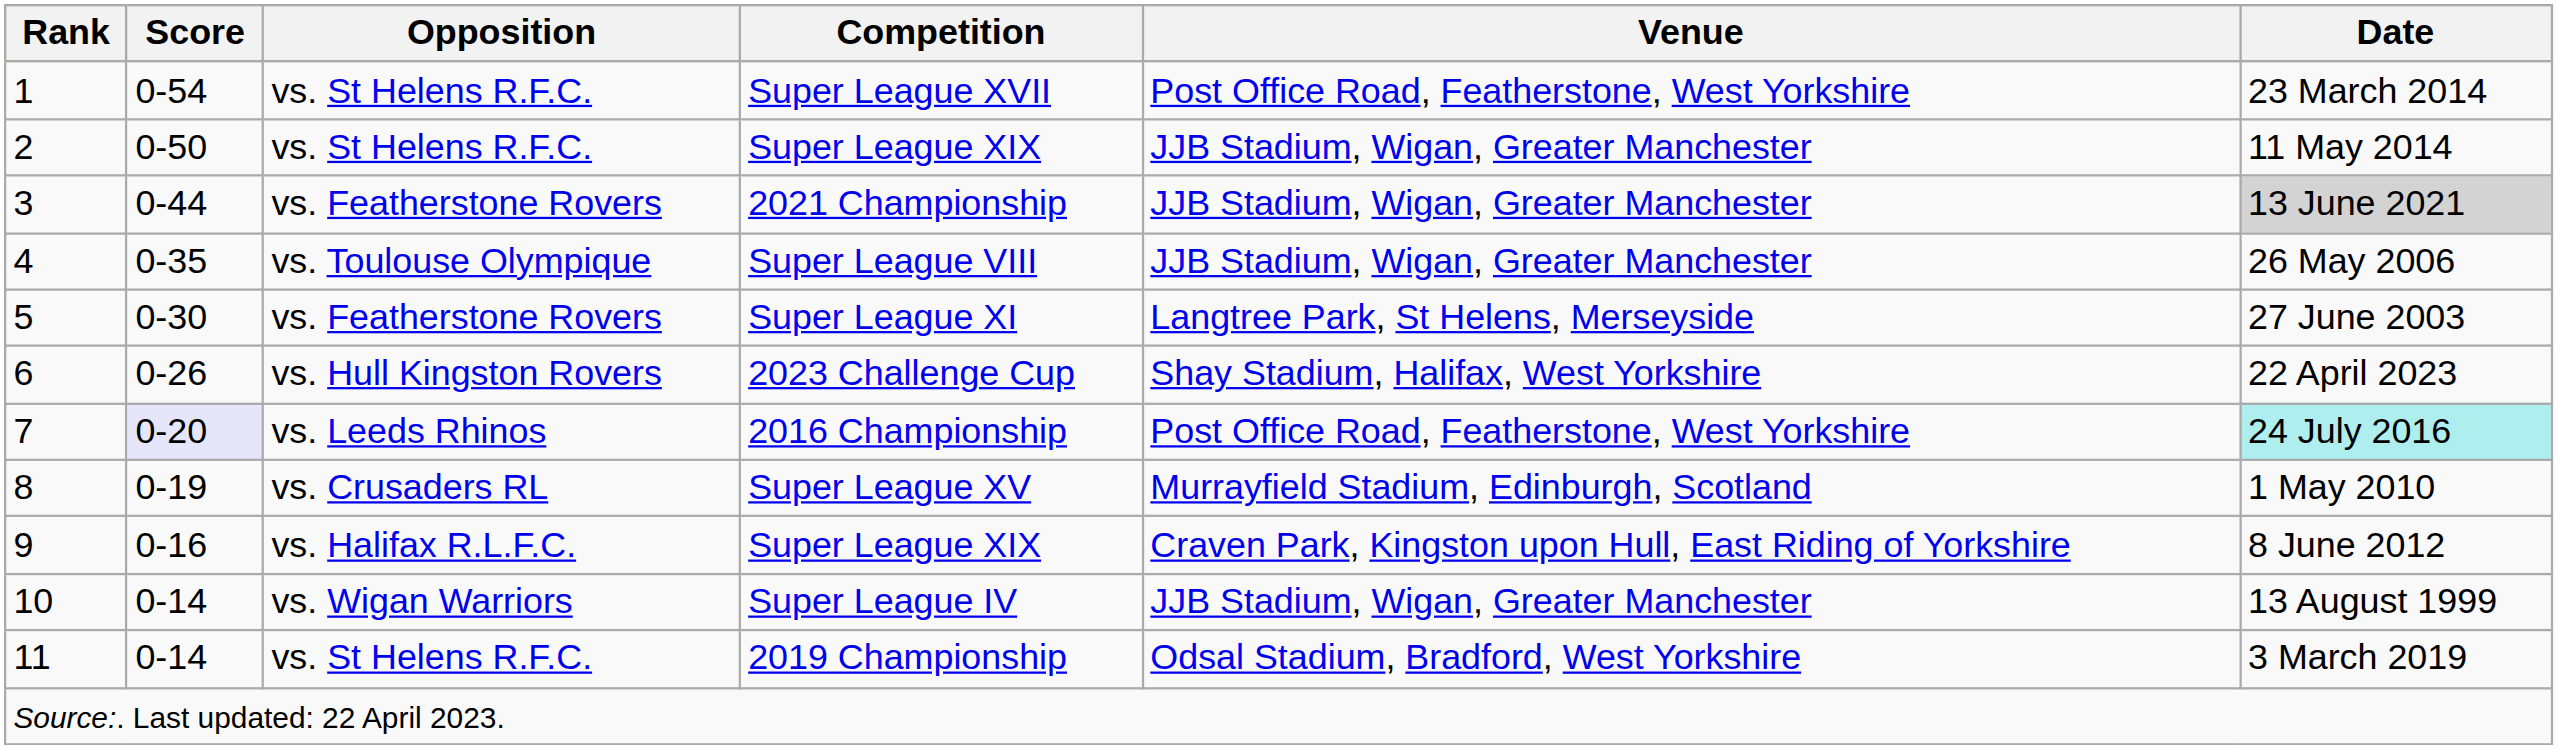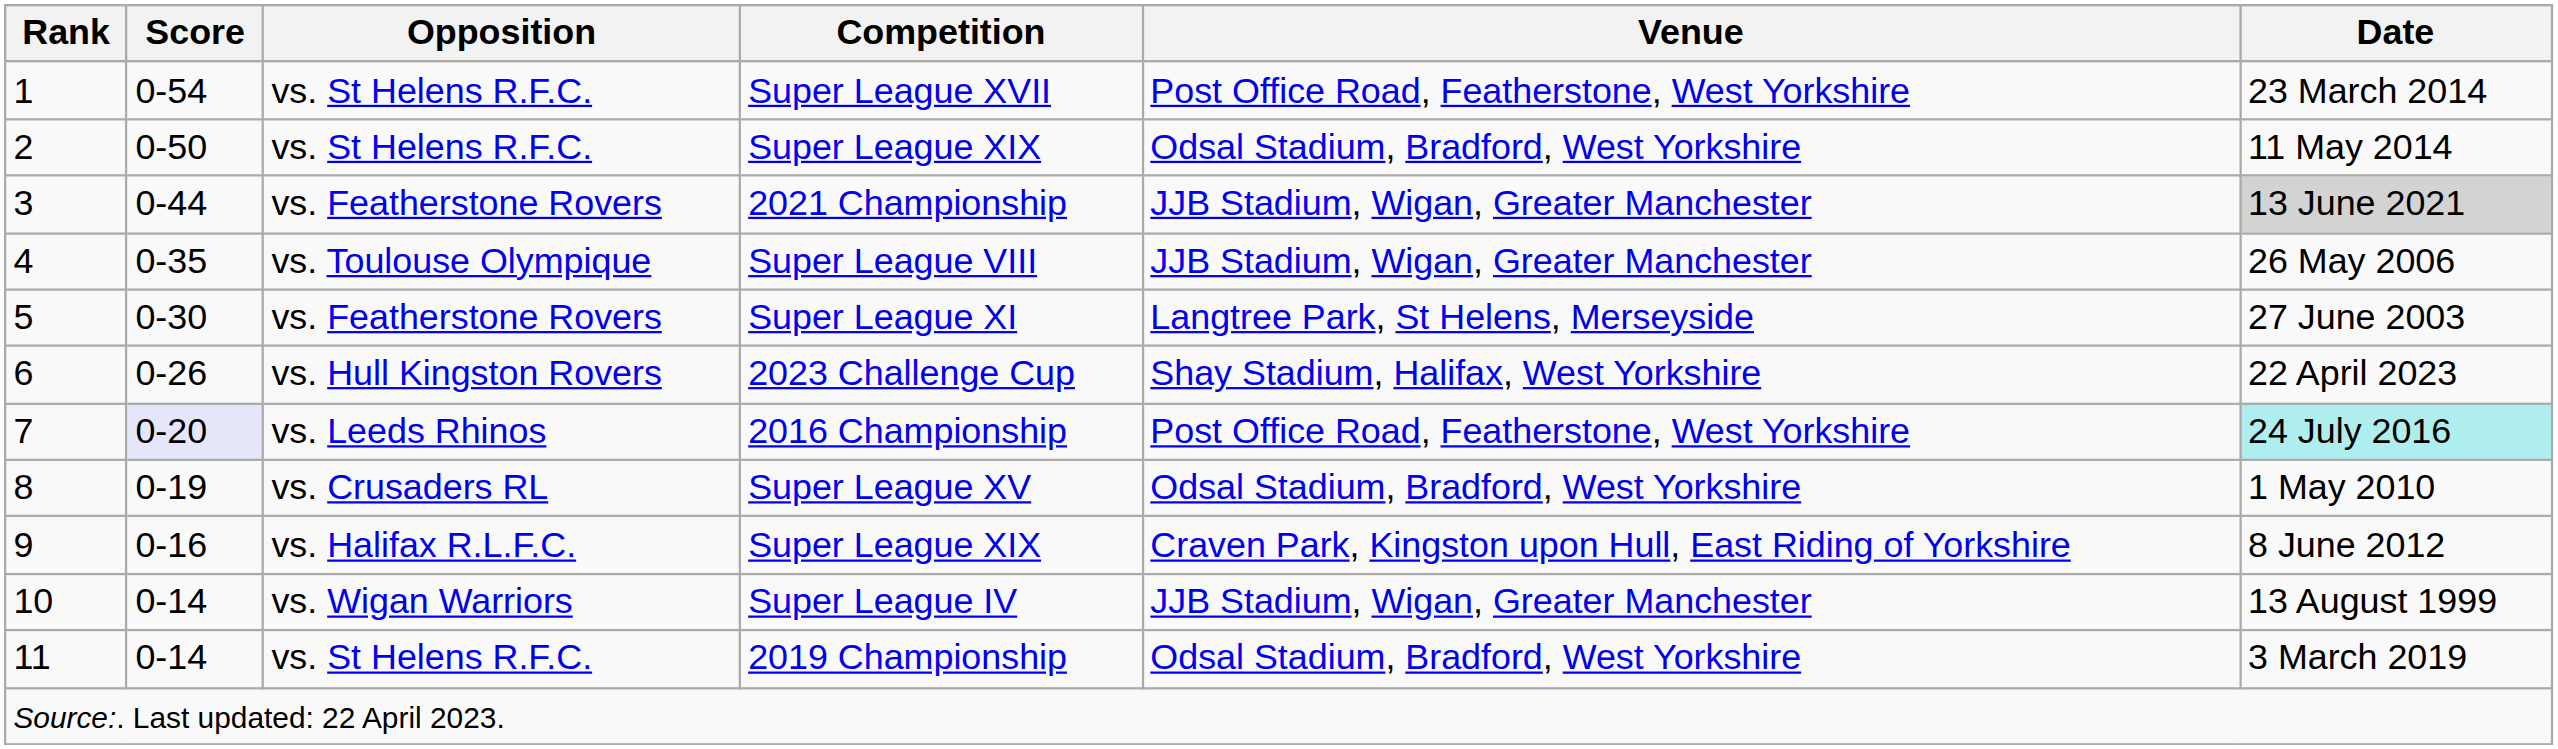(1481, 146) JJB Stadium, Wigan, Greater Manchester -> (1476, 146) Odsal Stadium, Bradford, West Yorkshire
(1481, 487) Murrayfield Stadium, Edinburgh, Scotland -> (1476, 487) Odsal Stadium, Bradford, West Yorkshire
